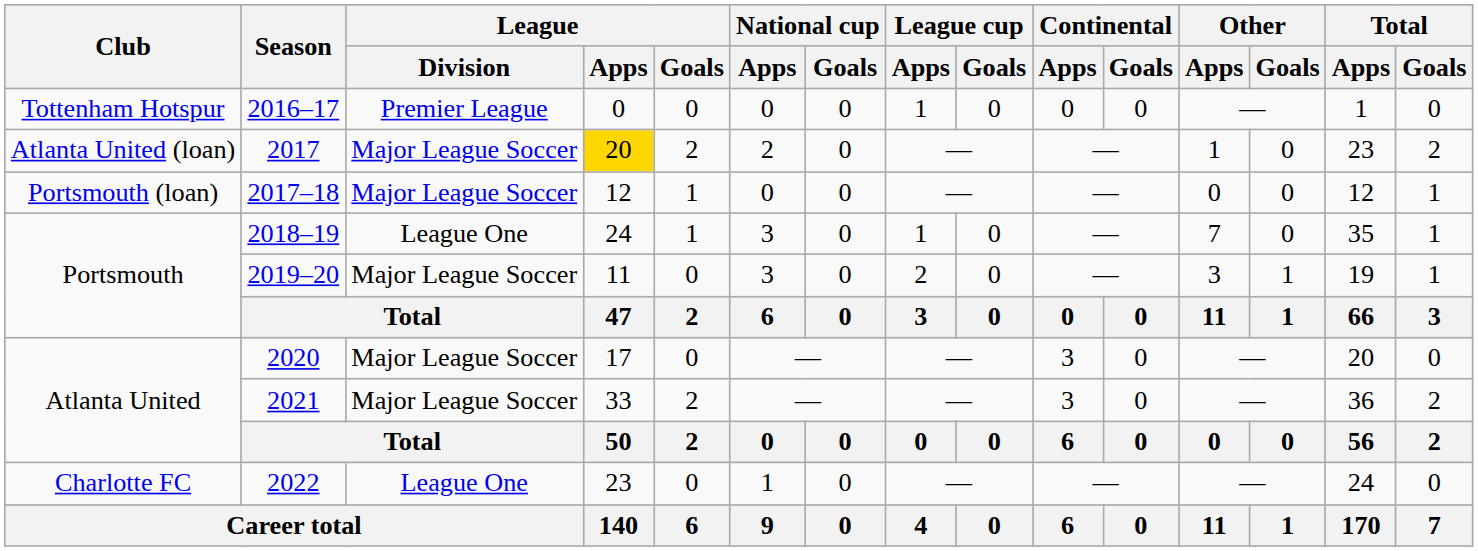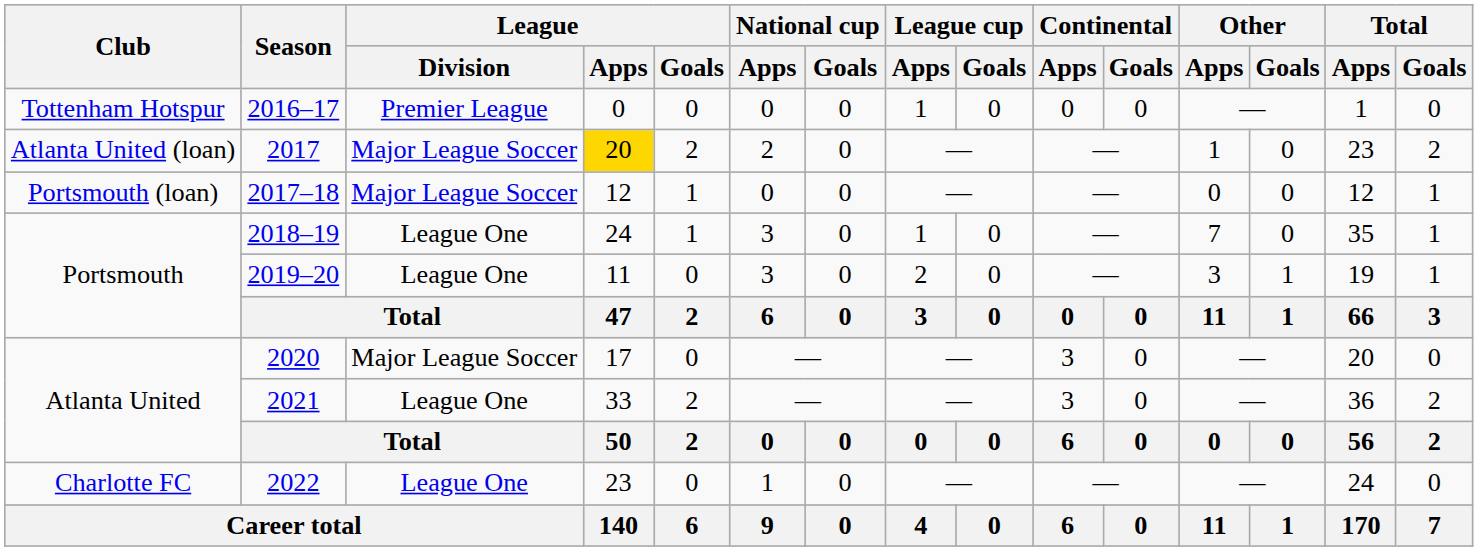(464, 274) Major League Soccer -> (464, 274) League One
(464, 399) Major League Soccer -> (464, 399) League One
